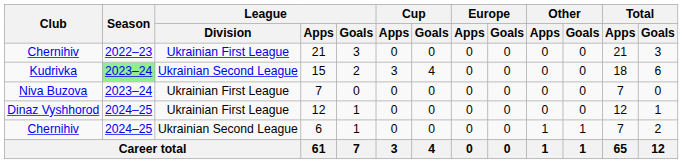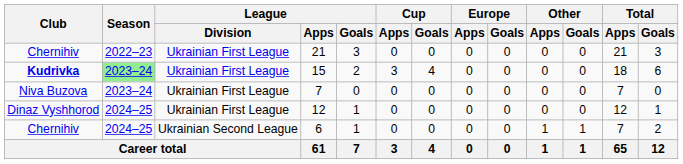(53, 71) normal -> (53, 71) bold
(228, 71) Ukrainian Second League -> (228, 71) Ukrainian First League
